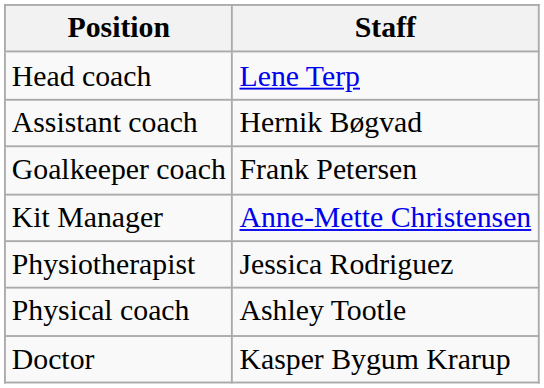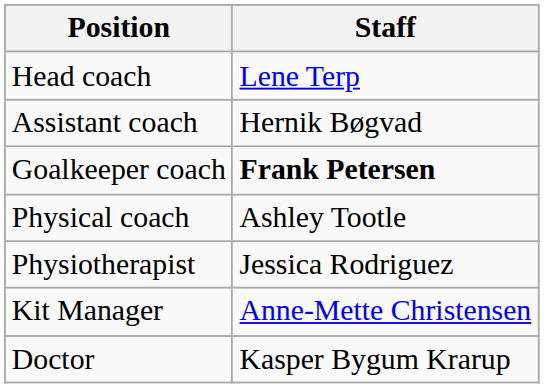(328, 169) normal -> (337, 169) bold
rows swapped: (101, 311) <-> (87, 216)
